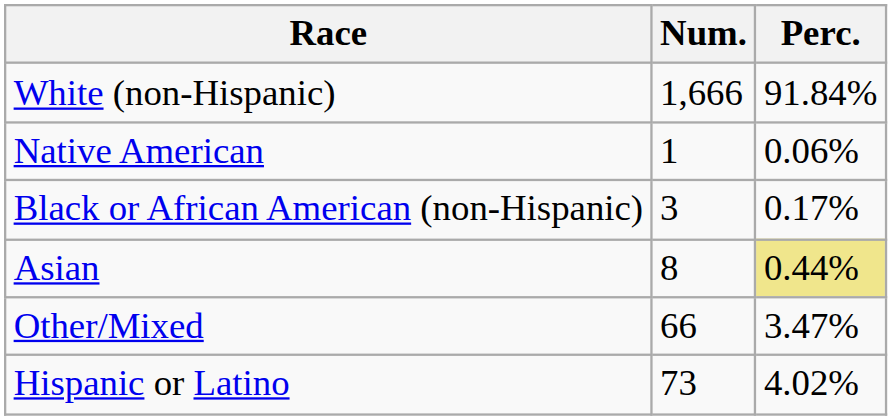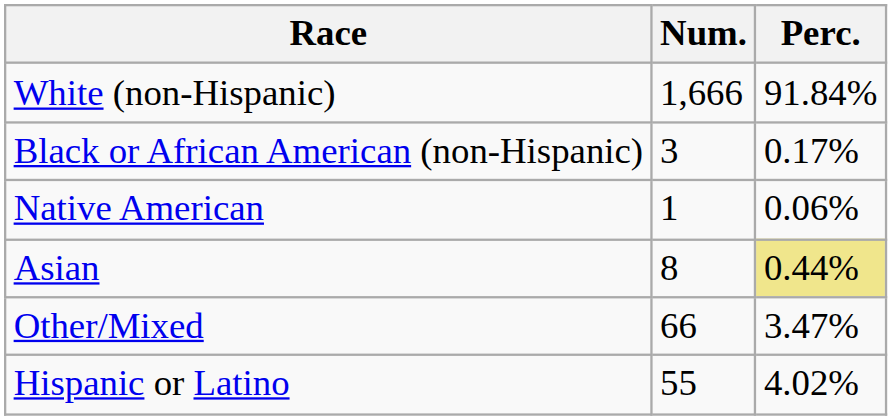rows swapped: (328, 208) <-> (139, 150)
(678, 383) 73 -> (678, 383) 55
